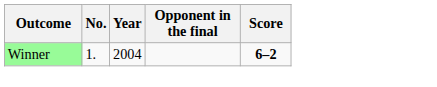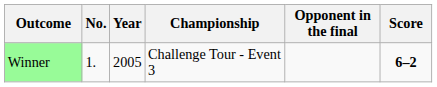+ column: (215, 23)
(127, 54) 2004 -> (127, 62) 2005
